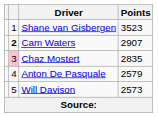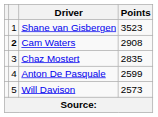(132, 43) 2907 -> (132, 43) 2908
(14, 58) pink background -> (14, 58) no background
(132, 73) 2579 -> (132, 73) 2599
